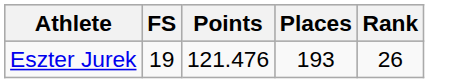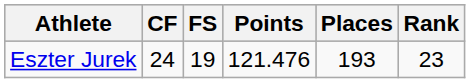+ column: (162, 23)
(390, 59) 26 -> (431, 59) 23
